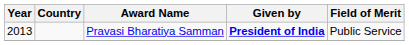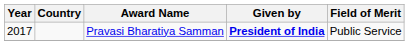(20, 31) 2013 -> (20, 31) 2017
